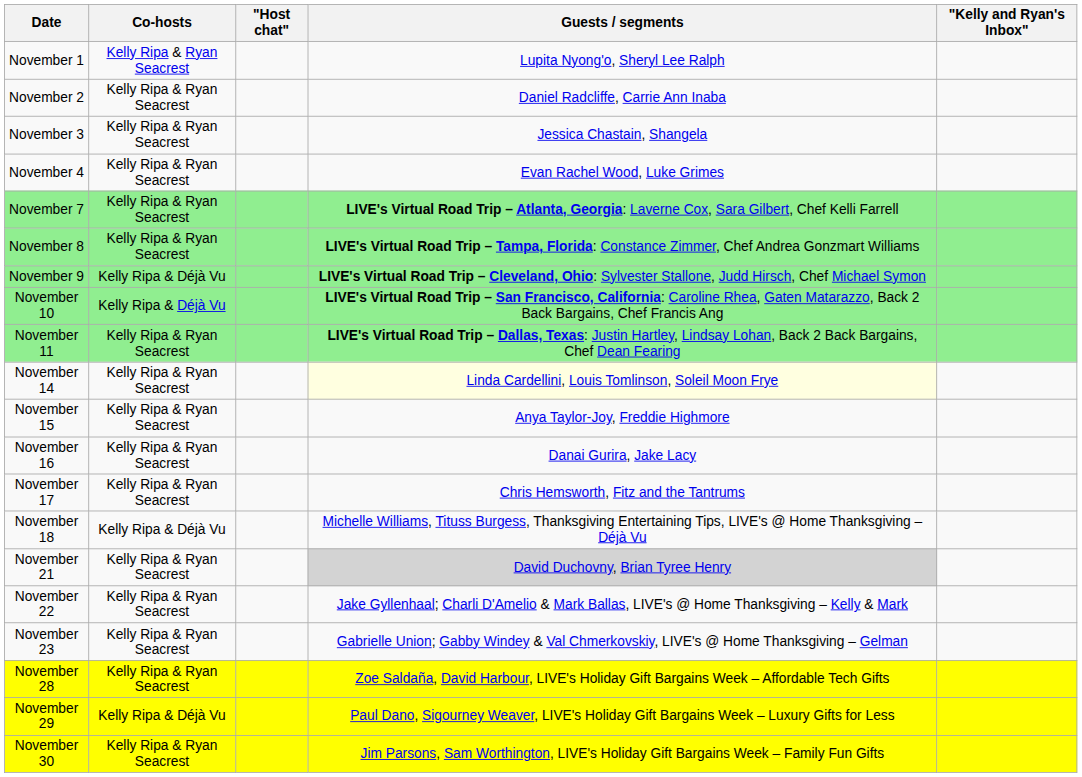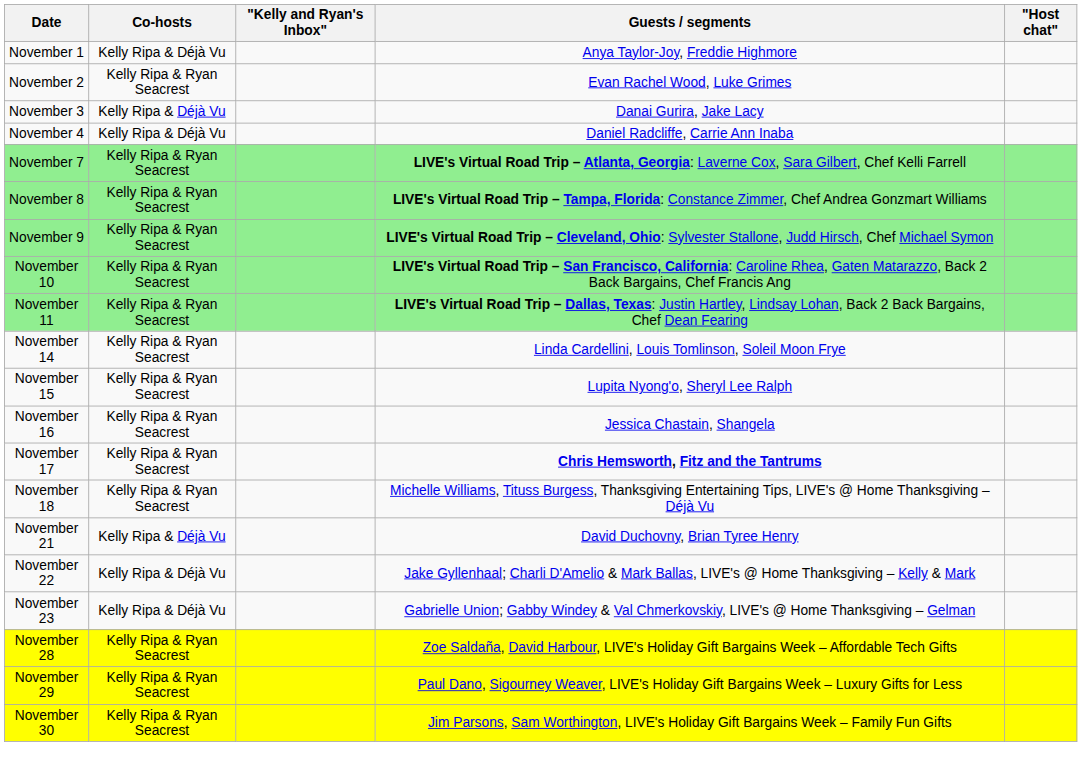columns swapped: (272, 23) <-> (1007, 23)
(162, 60) Kelly Ripa & Ryan Seacrest -> (162, 52) Kelly Ripa & Déjà Vu
(622, 60) Lupita Nyong'o, Sheryl Lee Ralph -> (690, 52) Anya Taylor-Joy, Freddie Highmore
(622, 97) Daniel Radcliffe, Carrie Ann Inaba -> (690, 82) Evan Rachel Wood, Luke Grimes
(162, 135) Kelly Ripa & Ryan Seacrest -> (162, 111) Kelly Ripa & Déjà Vu
(622, 135) Jessica Chastain, Shangela -> (690, 111) Danai Gurira, Jake Lacy
(162, 172) Kelly Ripa & Ryan Seacrest -> (162, 133) Kelly Ripa & Déjà Vu
(622, 172) Evan Rachel Wood, Luke Grimes -> (690, 133) Daniel Radcliffe, Carrie Ann Inaba
(162, 276) Kelly Ripa & Déjà Vu -> (162, 237) Kelly Ripa & Ryan Seacrest
(162, 306) Kelly Ripa & Déjà Vu -> (162, 275) Kelly Ripa & Ryan Seacrest
(622, 380) lightyellow background -> (690, 349) no background
(622, 417) Anya Taylor-Joy, Freddie Highmore -> (690, 387) Lupita Nyong'o, Sheryl Lee Ralph
(622, 455) Danai Gurira, Jake Lacy -> (690, 424) Jessica Chastain, Shangela
(622, 492) normal -> (690, 461) bold
(162, 529) Kelly Ripa & Déjà Vu -> (162, 498) Kelly Ripa & Ryan Seacrest
(162, 567) Kelly Ripa & Ryan Seacrest -> (162, 536) Kelly Ripa & Déjà Vu
(622, 567) lightgrey background -> (690, 536) no background
(162, 604) Kelly Ripa & Ryan Seacrest -> (162, 573) Kelly Ripa & Déjà Vu
(162, 641) Kelly Ripa & Ryan Seacrest -> (162, 610) Kelly Ripa & Déjà Vu
(162, 716) Kelly Ripa & Déjà Vu -> (162, 685) Kelly Ripa & Ryan Seacrest
